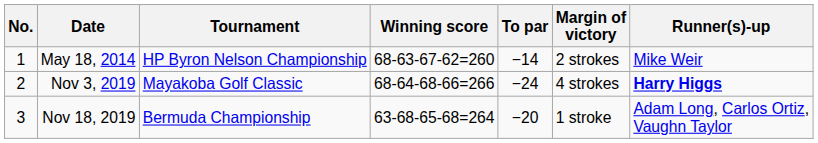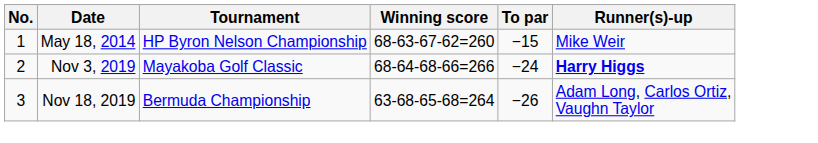- column: (591, 26)
(525, 59) −14 -> (525, 42) −15
(525, 118) −20 -> (525, 100) −26
